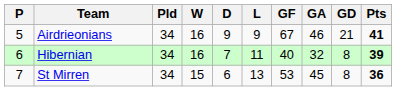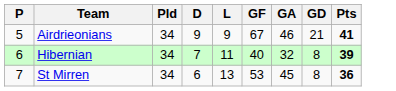- column: (197, 14)
